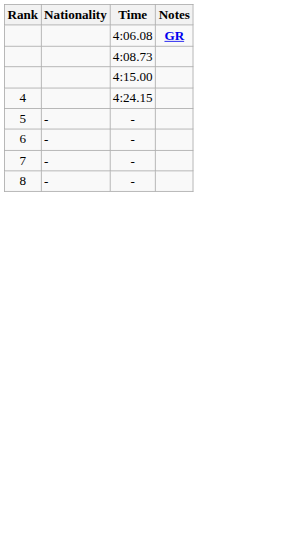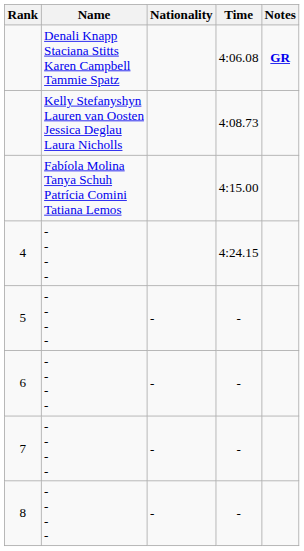+ column: (94, 14)
